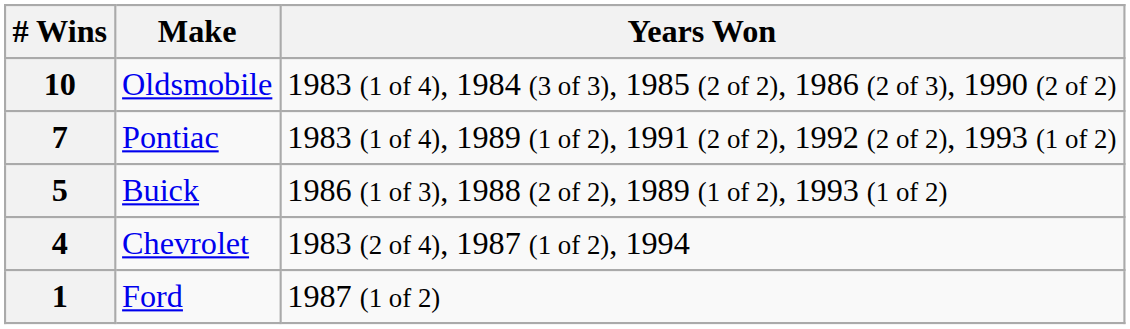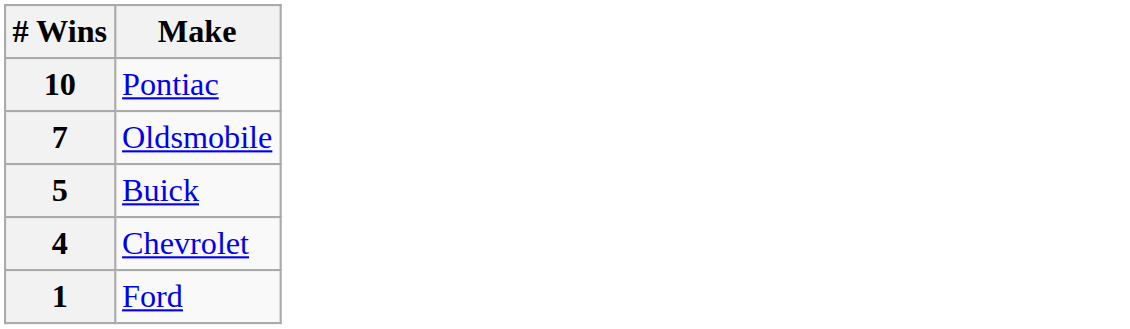- column: (702, 31)
(197, 84) Oldsmobile -> (170, 84) Pontiac
(170, 137) Pontiac -> (197, 137) Oldsmobile
